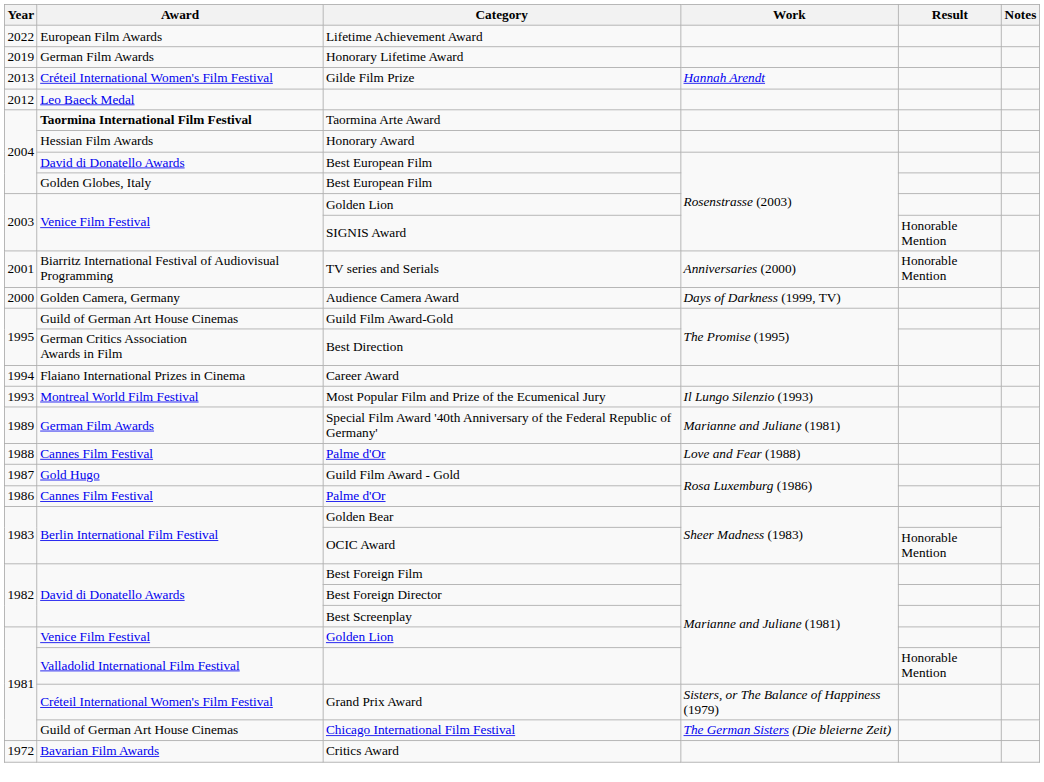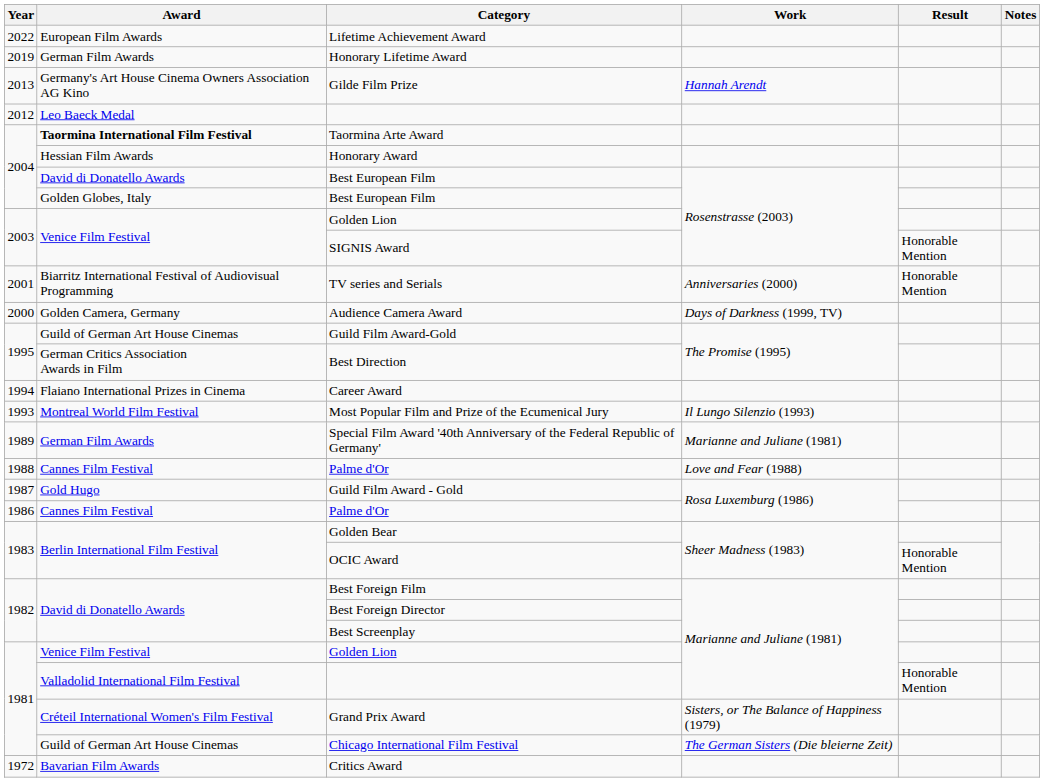(157, 78) Créteil International Women's Film Festival -> (175, 85) Germany's Art House Cinema Owners Association AG Kino
